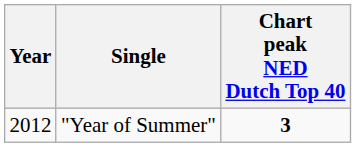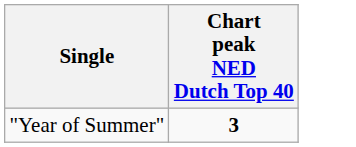- column: (30, 56)
